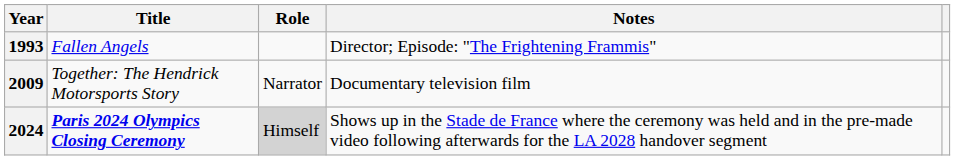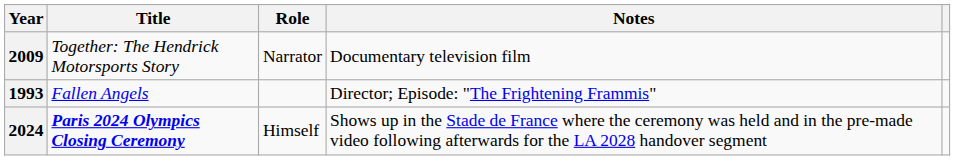rows swapped: (26, 45) <-> (26, 83)
(291, 130) lightgrey background -> (291, 130) no background
